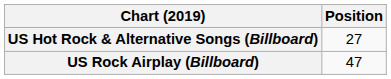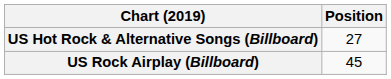(354, 62) 47 -> (354, 62) 45
